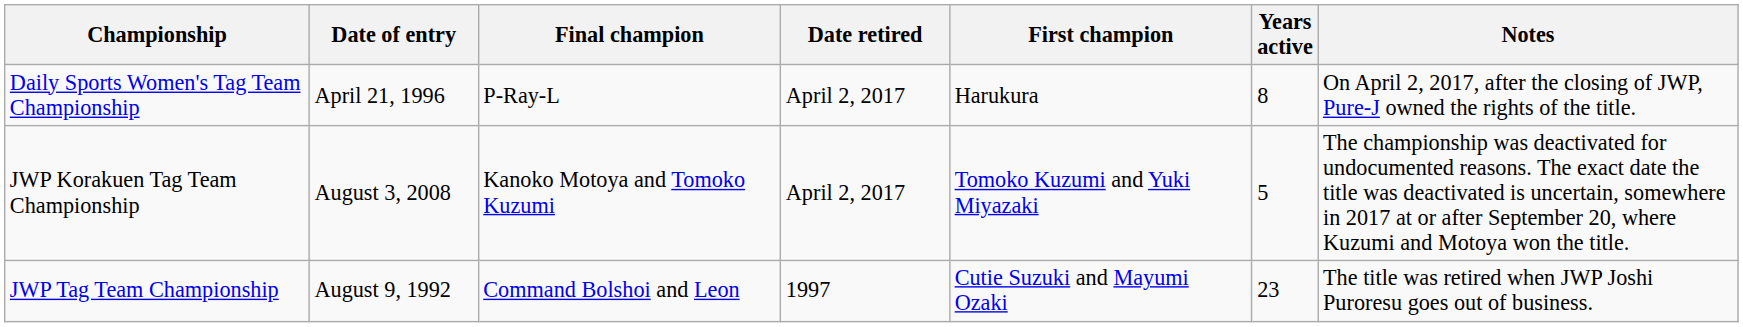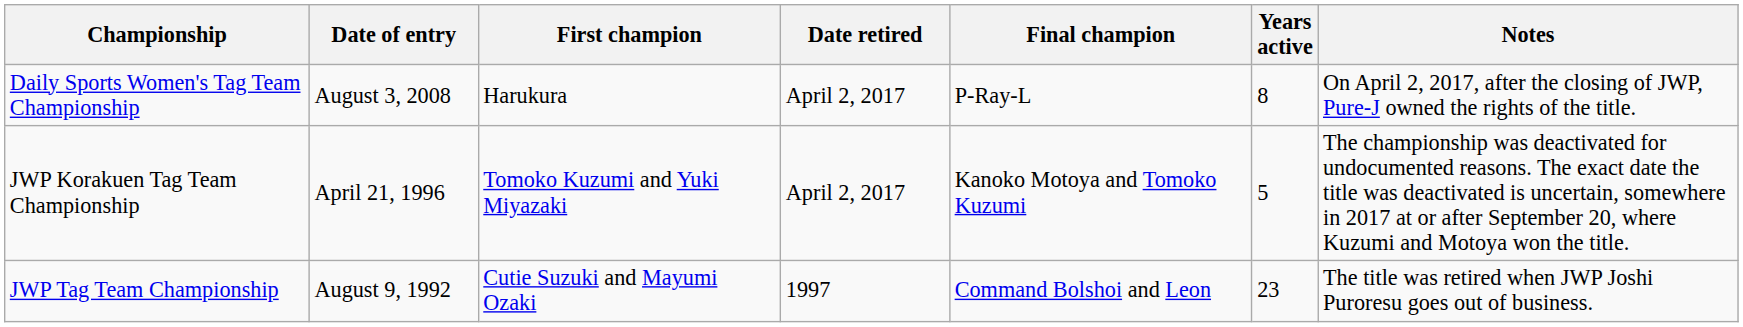columns swapped: (1101, 34) <-> (629, 34)
(380, 94) April 21, 1996 -> (383, 94) August 3, 2008
(383, 192) August 3, 2008 -> (380, 192) April 21, 1996
